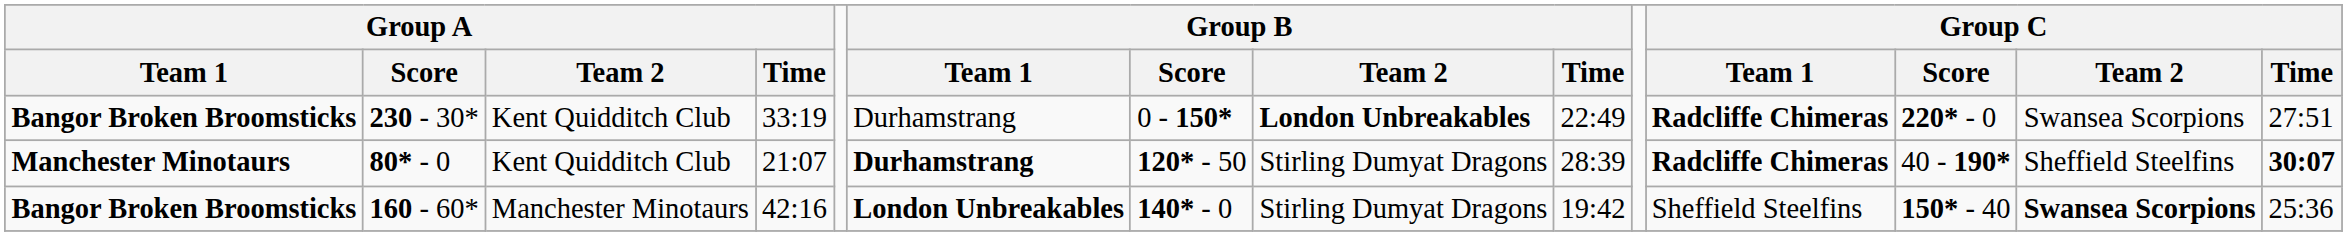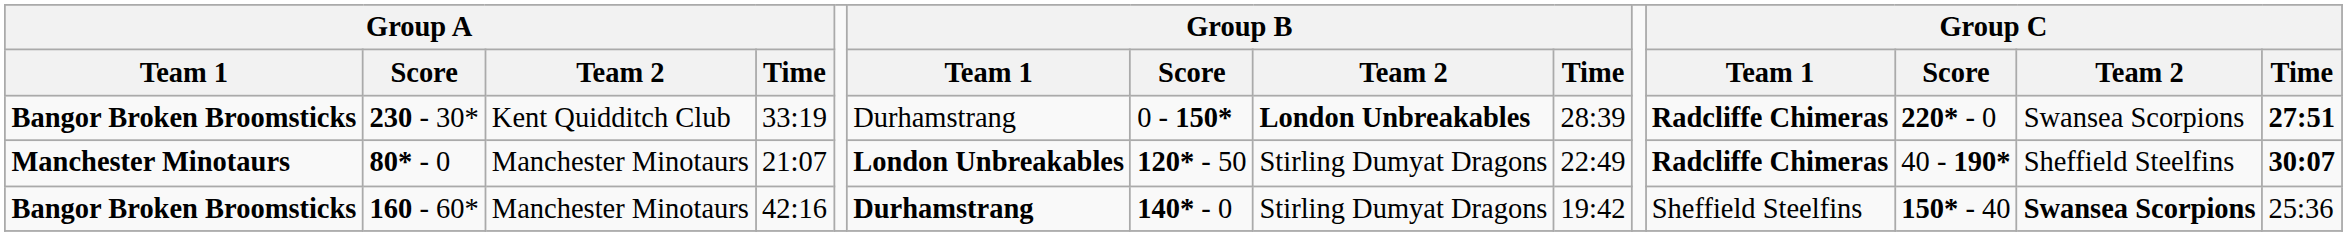(1593, 117) 22:49 -> (1593, 117) 28:39
(2301, 117) normal -> (2302, 117) bold
(611, 162) Kent Quidditch Club -> (620, 162) Manchester Minotaurs
(943, 162) Durhamstrang -> (989, 162) London Unbreakables
(1593, 162) 28:39 -> (1593, 162) 22:49
(989, 207) London Unbreakables -> (943, 207) Durhamstrang
